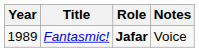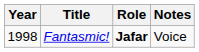(22, 36) 1989 -> (22, 36) 1998
